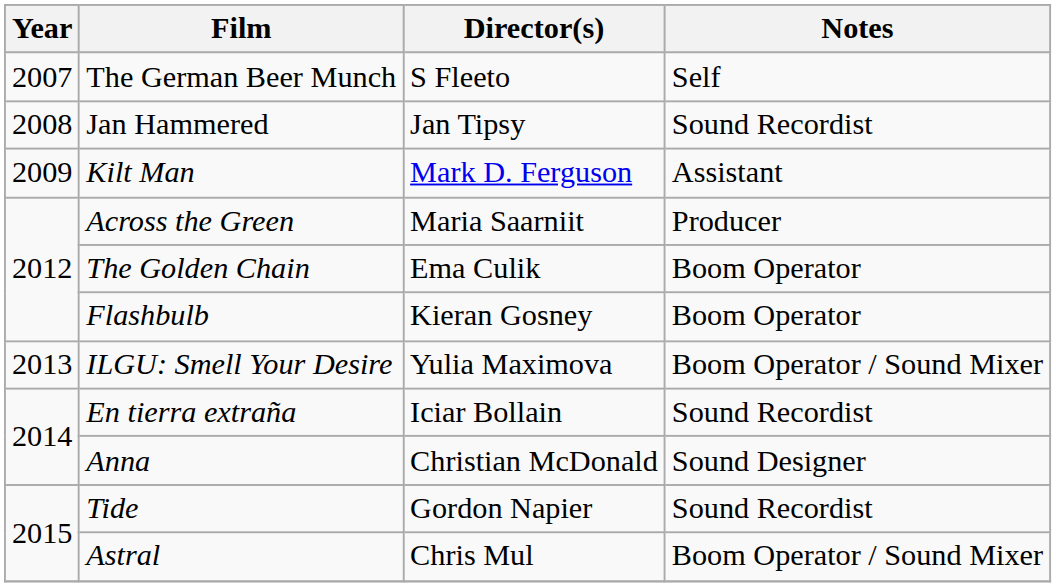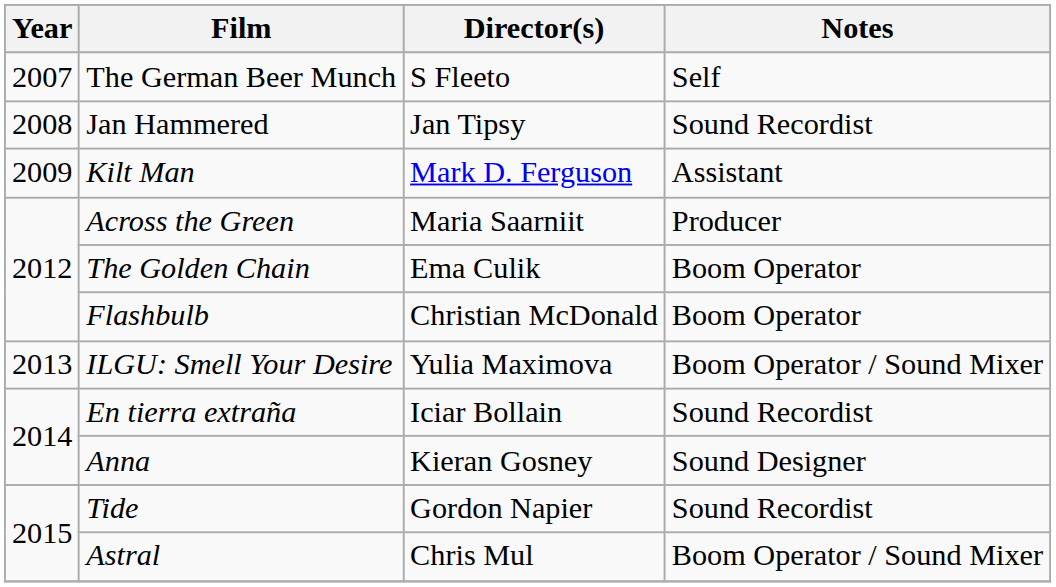(501, 316) Kieran Gosney -> (534, 316) Christian McDonald
(534, 460) Christian McDonald -> (501, 460) Kieran Gosney
